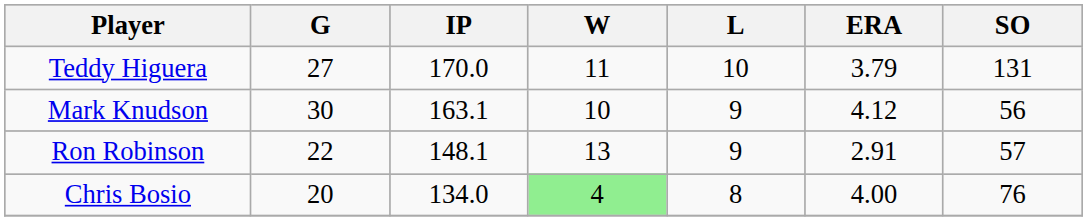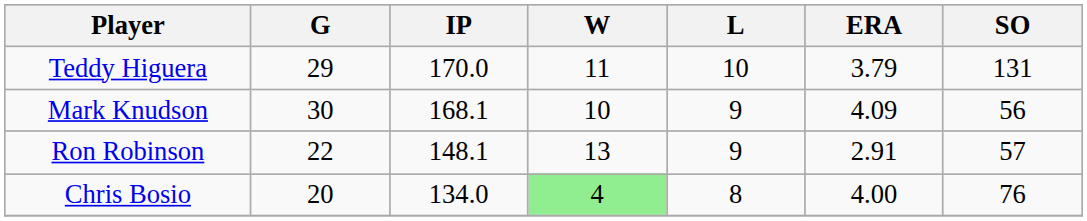(320, 67) 27 -> (320, 67) 29
(459, 109) 163.1 -> (459, 109) 168.1
(874, 109) 4.12 -> (874, 109) 4.09
